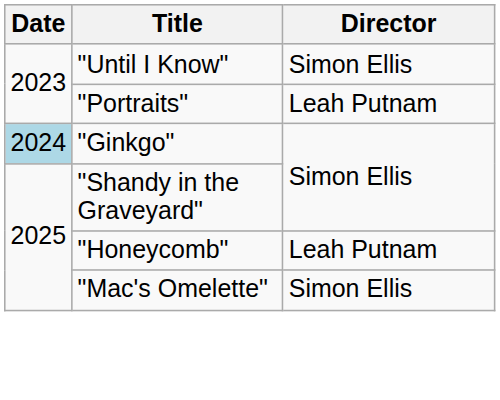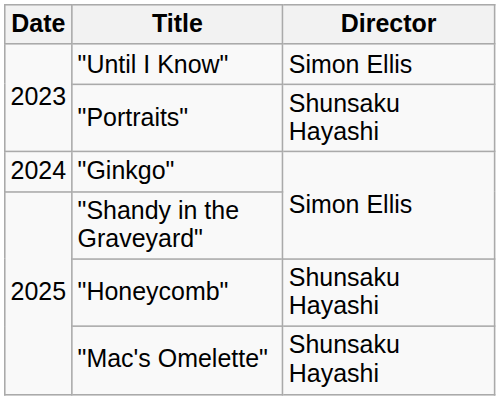(363, 103) Leah Putnam -> (344, 117) Shunsaku Hayashi
(38, 143) lightblue background -> (38, 171) no background
(363, 250) Leah Putnam -> (344, 292) Shunsaku Hayashi
(350, 289) Simon Ellis -> (344, 360) Shunsaku Hayashi
